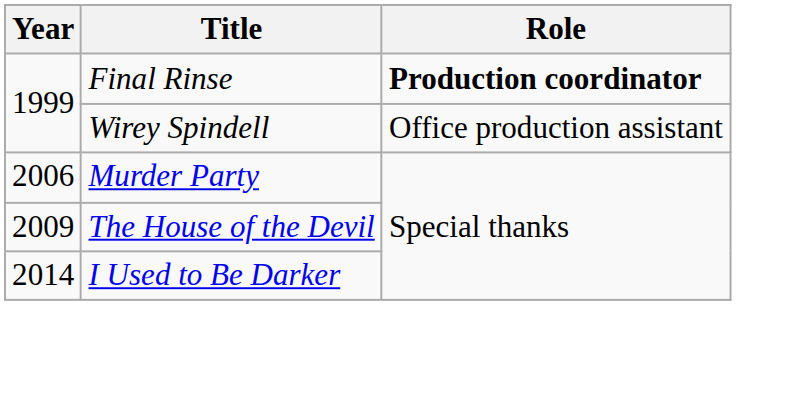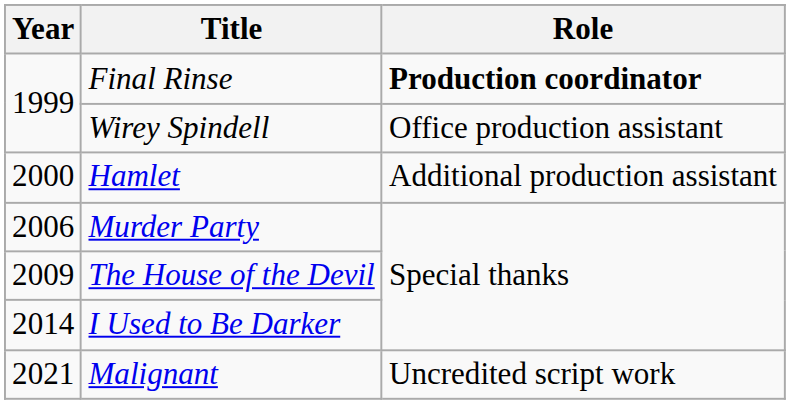+ row: (134, 176)
+ row: (153, 373)
